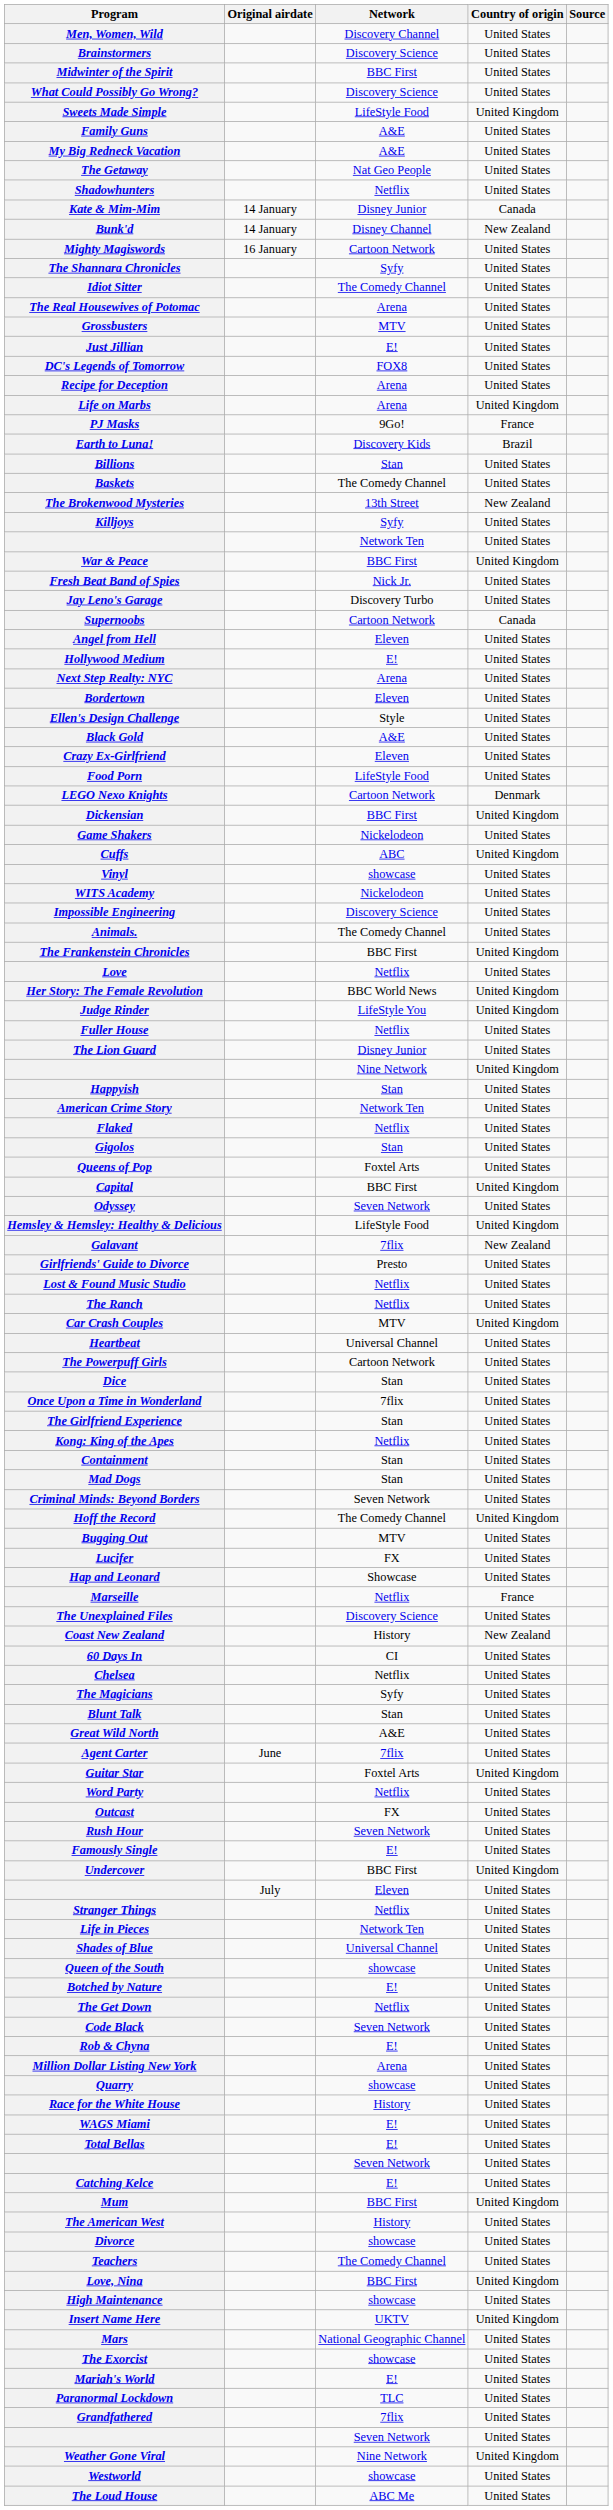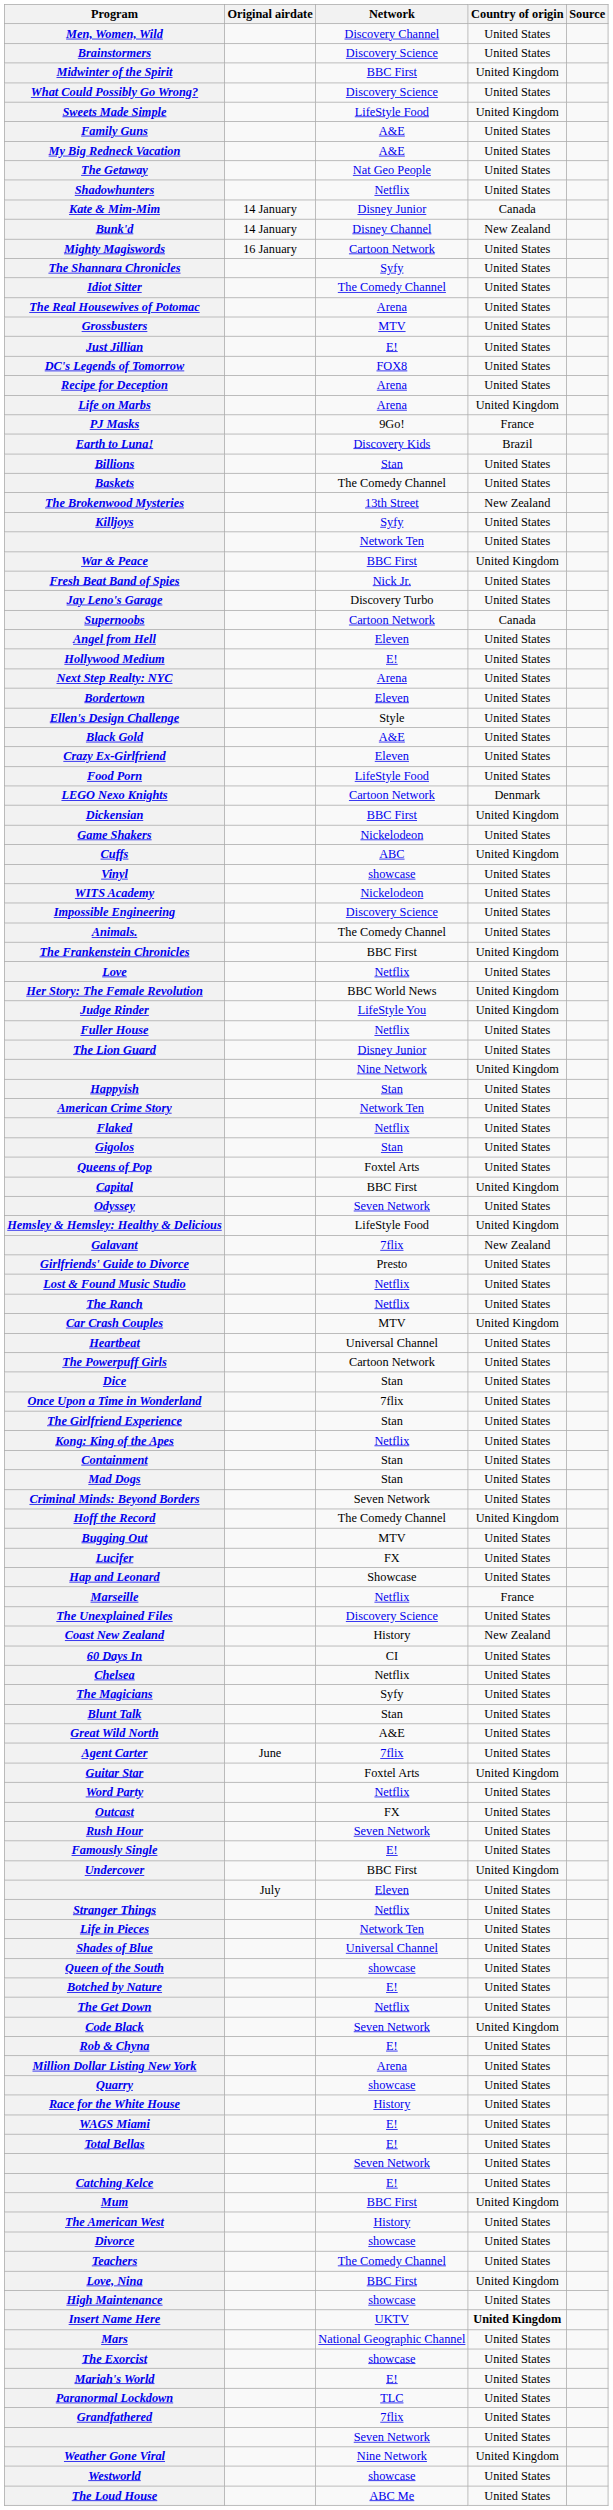(517, 72) United States -> (517, 72) United Kingdom
(517, 2026) United States -> (517, 2026) United Kingdom
(517, 2319) normal -> (517, 2319) bold
